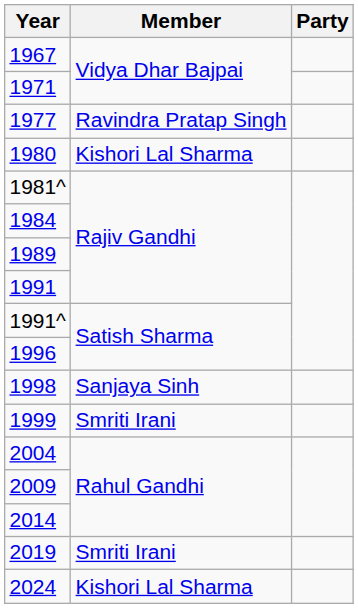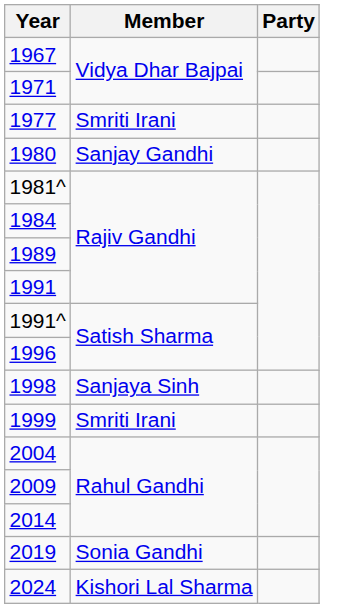(181, 120) Ravindra Pratap Singh -> (126, 120) Smriti Irani
(164, 154) Kishori Lal Sharma -> (144, 154) Sanjay Gandhi
(126, 552) Smriti Irani -> (139, 552) Sonia Gandhi
